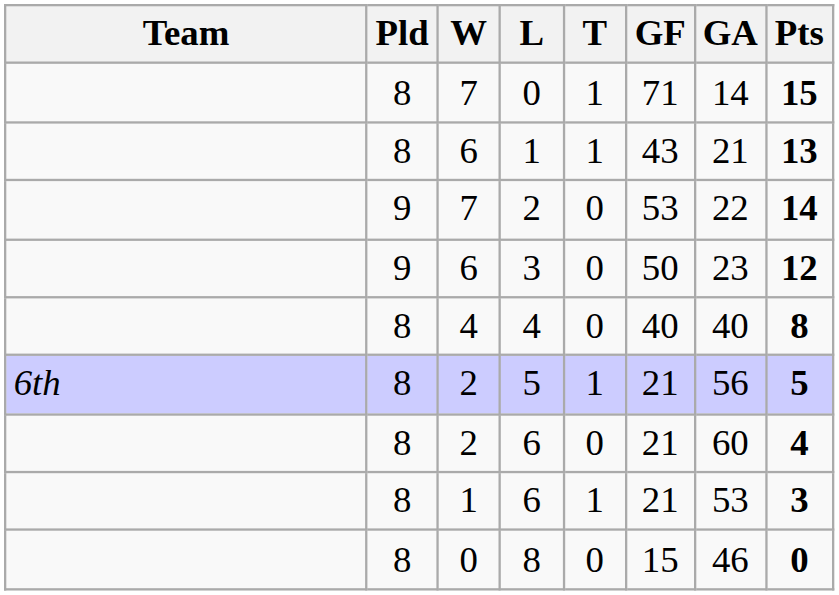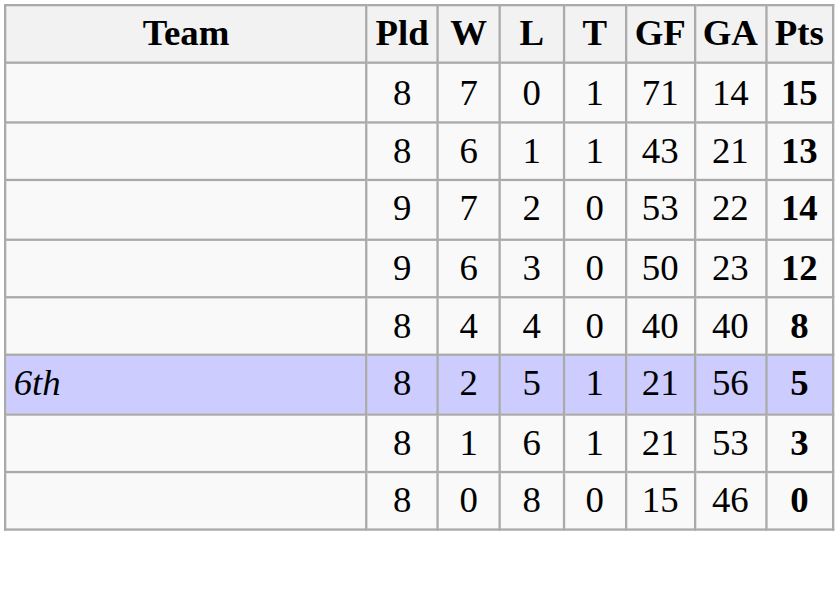- row: (469, 442)
